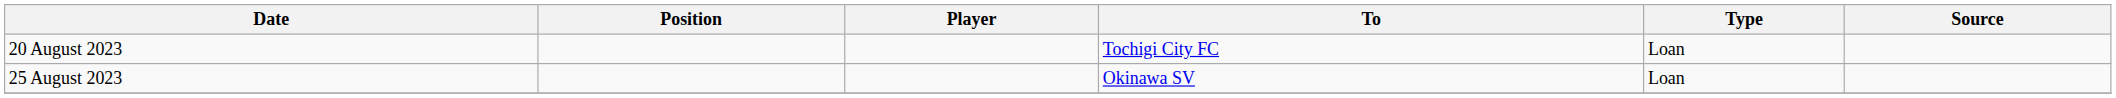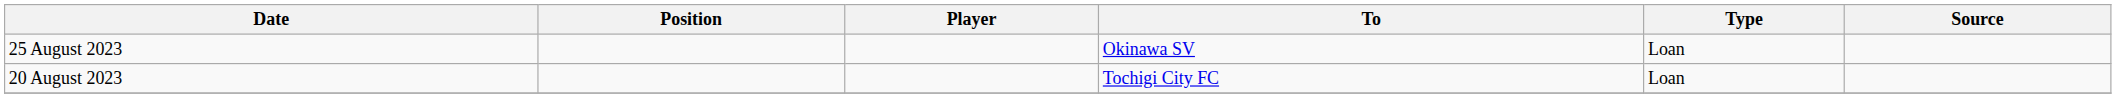rows swapped: (66, 49) <-> (66, 78)
